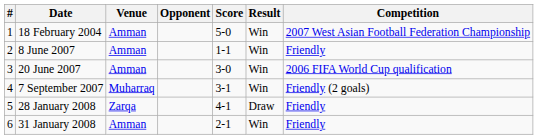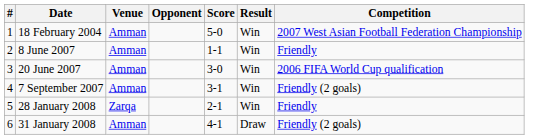(132, 87) Muharraq -> (127, 87) Amman
(223, 106) 4-1 -> (215, 106) 2-1
(262, 106) Draw -> (250, 106) Win
(223, 124) 2-1 -> (215, 124) 4-1
(258, 124) Win -> (253, 124) Draw
(306, 124) Friendly -> (319, 124) Friendly (2 goals)
